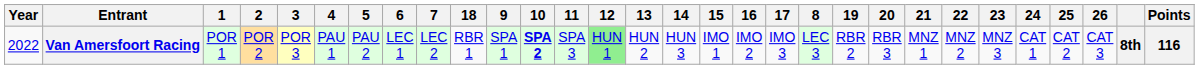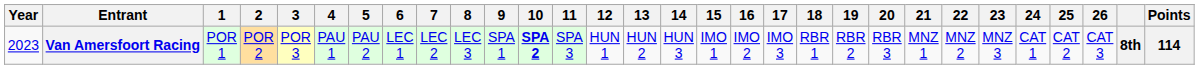columns swapped: (816, 15) <-> (469, 15)
(23, 45) 2022 -> (23, 45) 2023
(607, 45) lightgreen background -> (605, 45) no background
(1169, 45) 116 -> (1169, 45) 114
